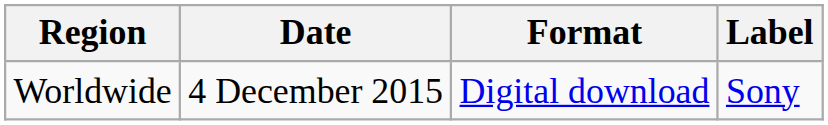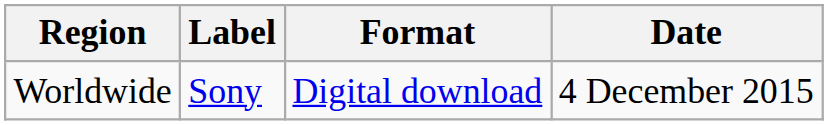columns swapped: (316, 32) <-> (770, 32)
